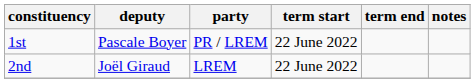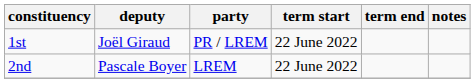(142, 41) Pascale Boyer -> (134, 41) Joël Giraud
(134, 66) Joël Giraud -> (142, 66) Pascale Boyer
